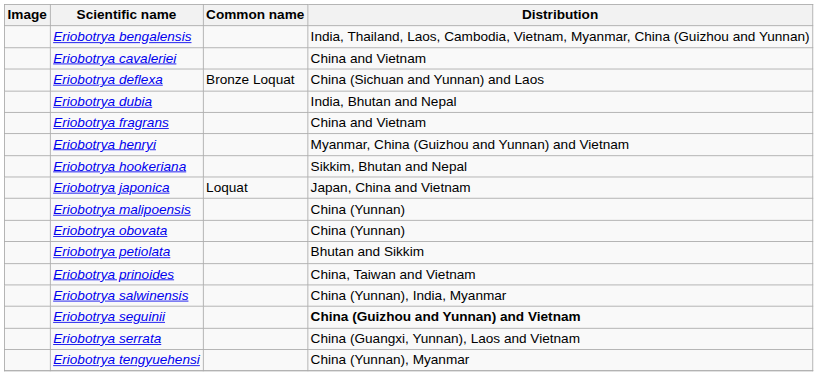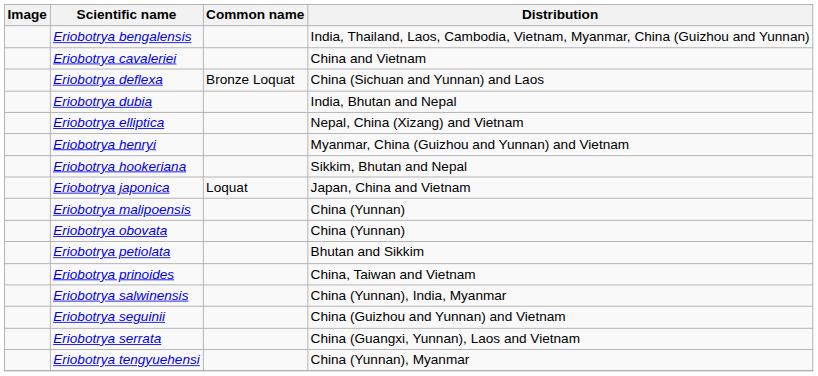+ row: (109, 123)
- row: (111, 123)
(446, 317) bold -> (438, 317) normal
